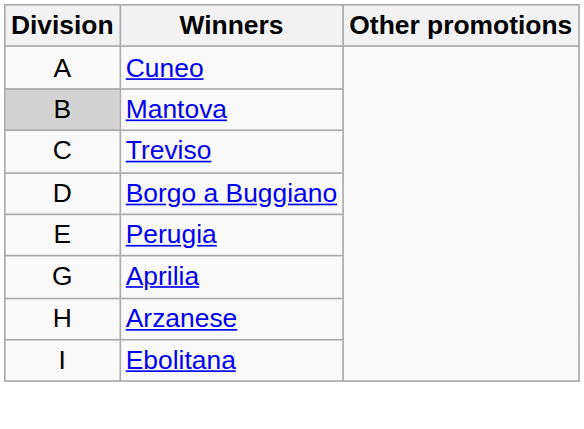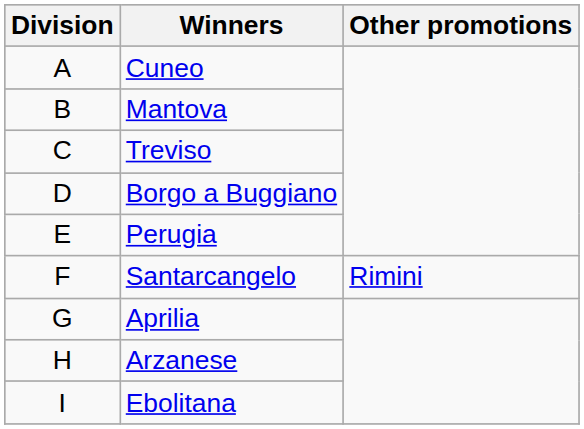(62, 109) lightgrey background -> (62, 109) no background
+ row: (211, 276)
